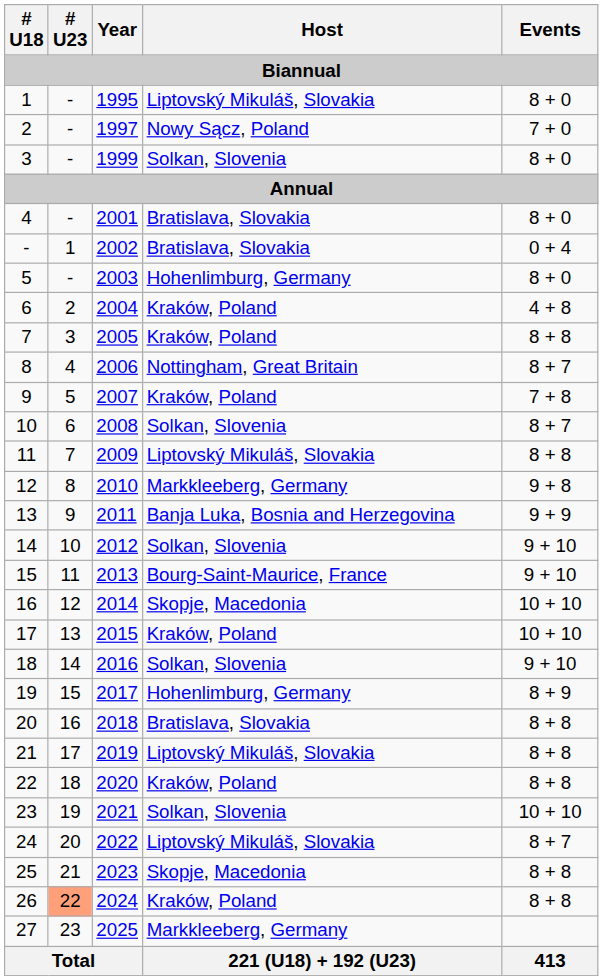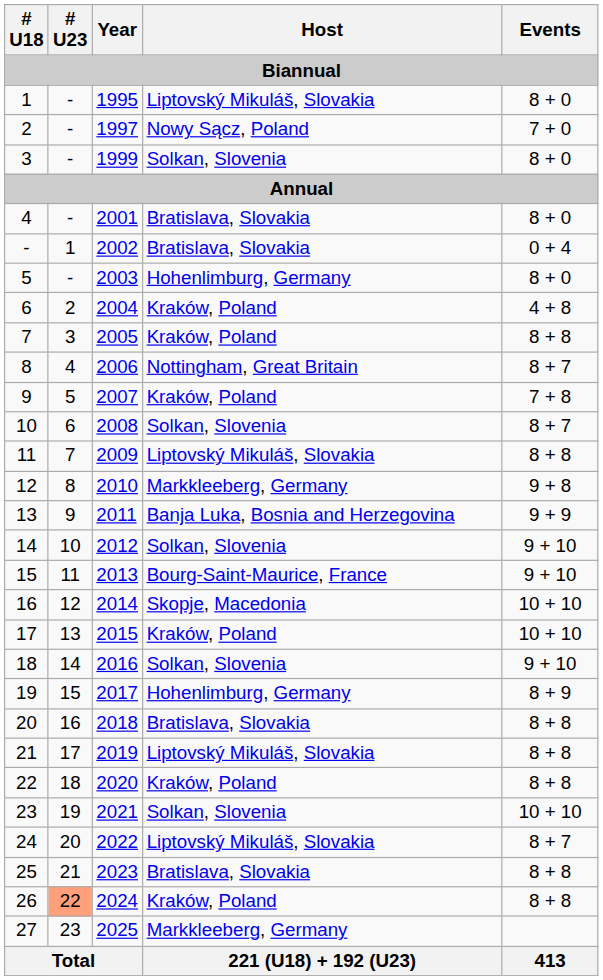(226, 871) Skopje, Macedonia -> (228, 871) Bratislava, Slovakia
